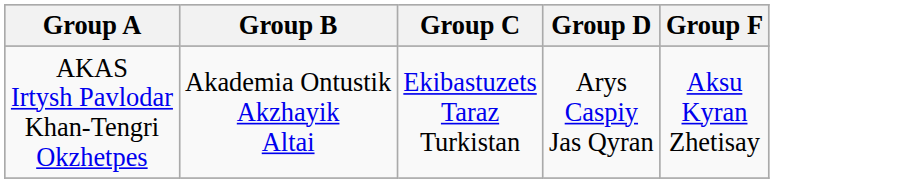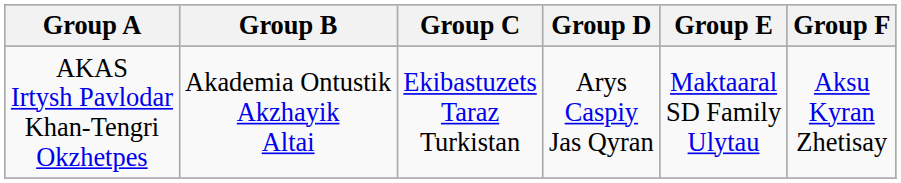+ column: (724, 25)
